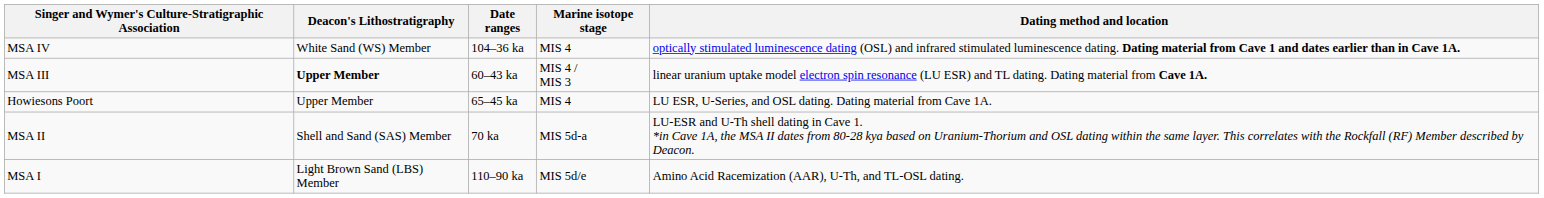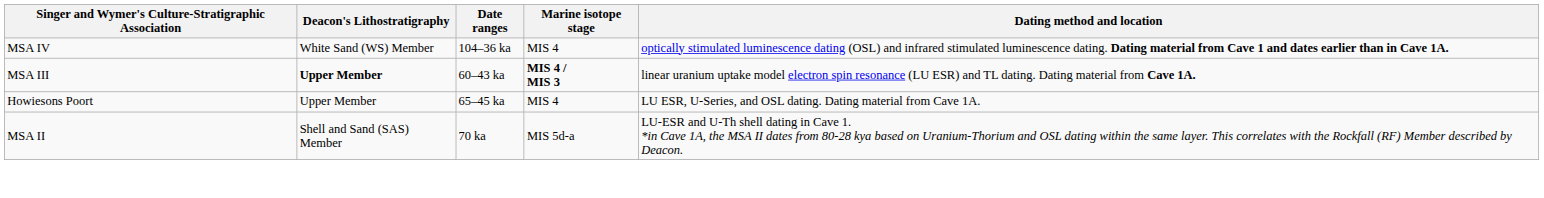(559, 75) normal -> (547, 75) bold
- row: (24, 176)
